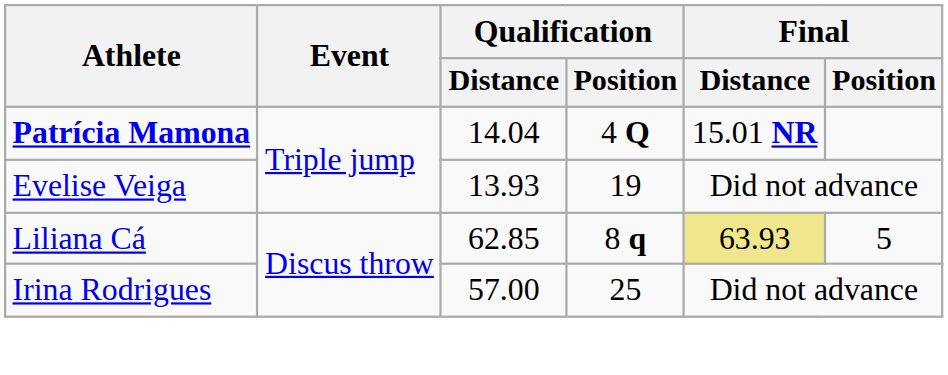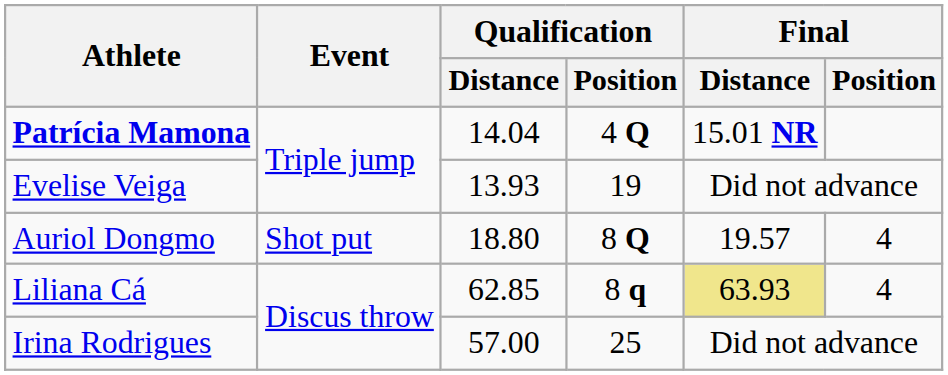+ row: (114, 238)
(884, 238) 5 -> (884, 290) 4
